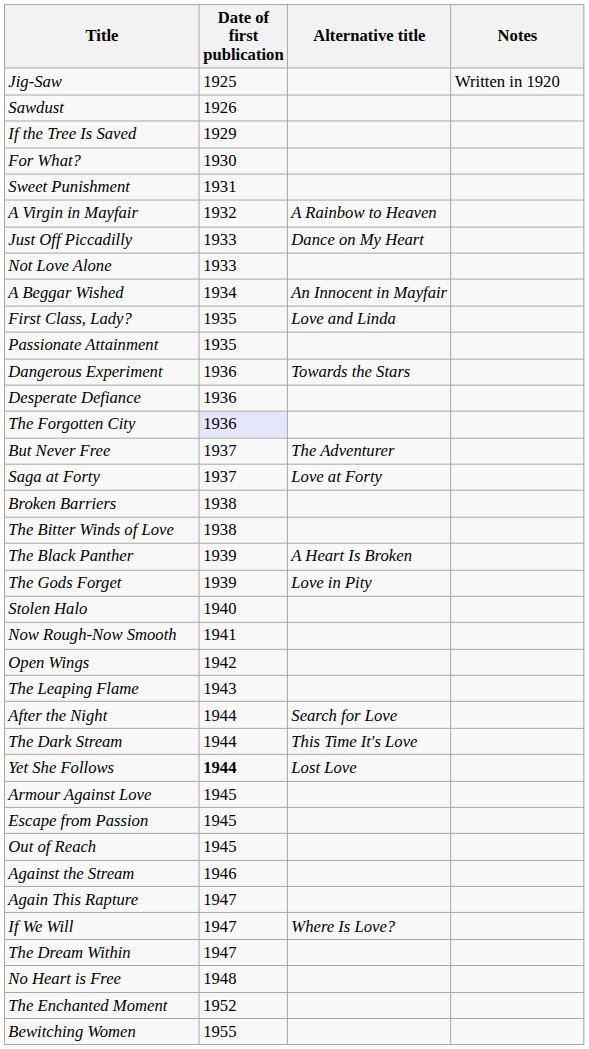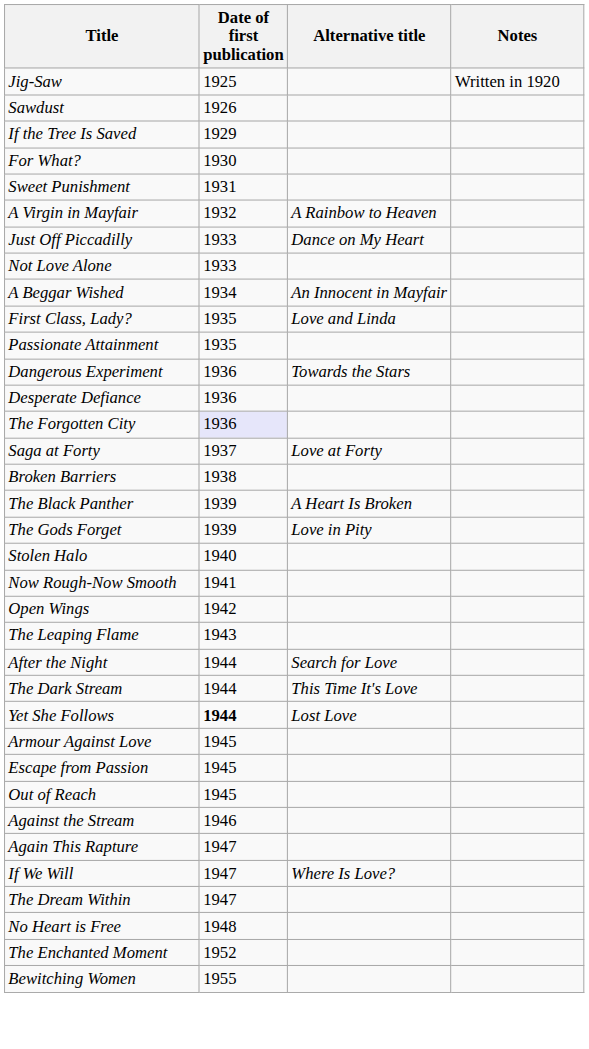- row: (59, 450)
- row: (91, 530)
